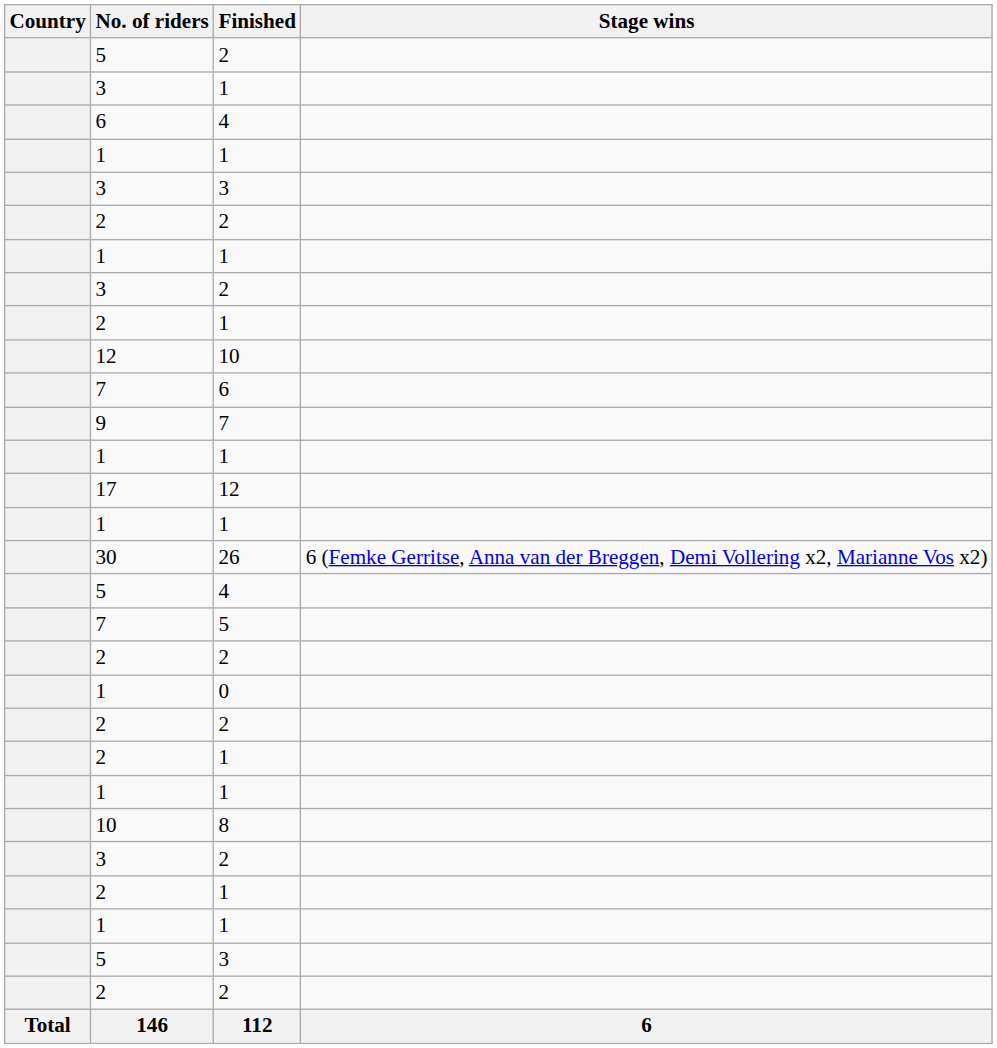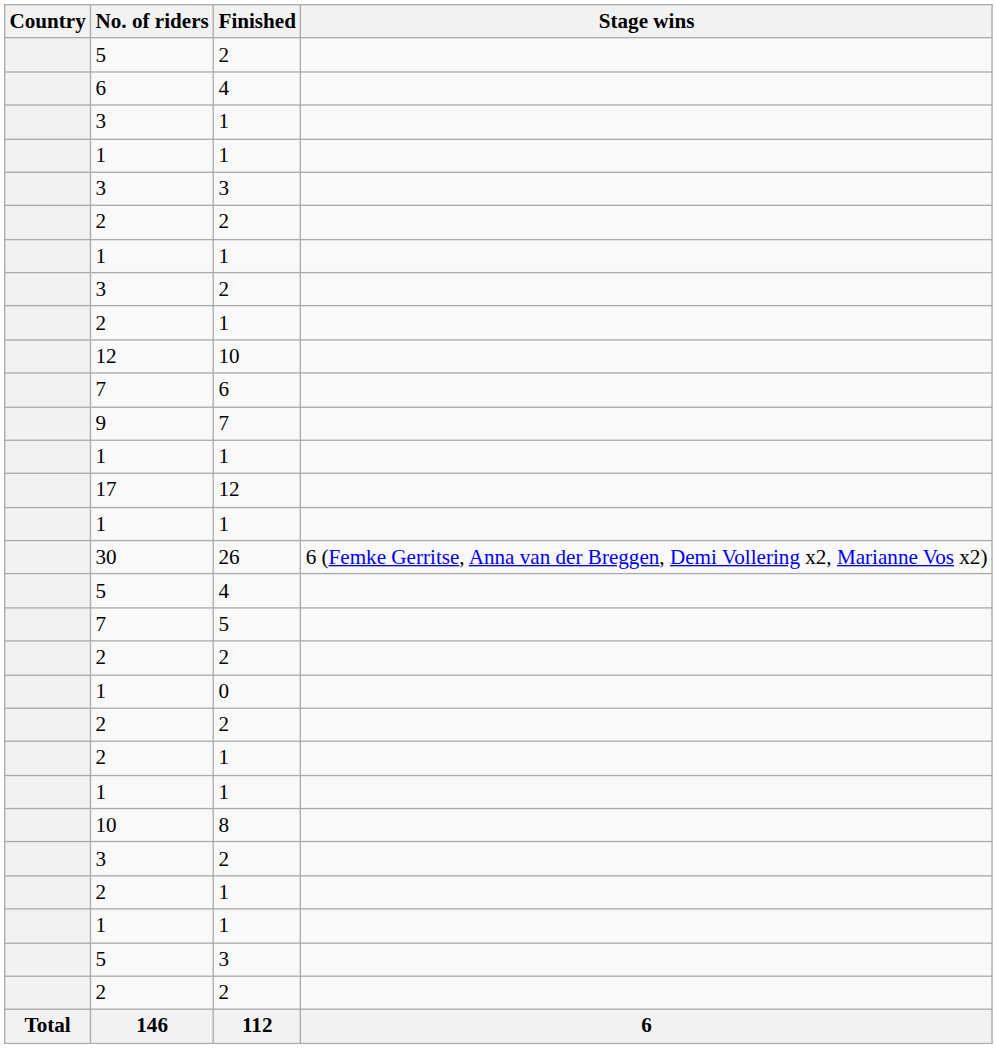rows swapped: (101, 88) <-> (101, 121)
